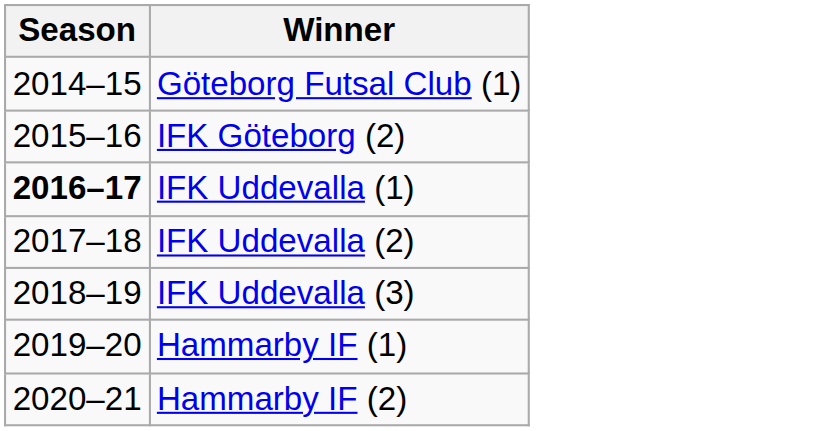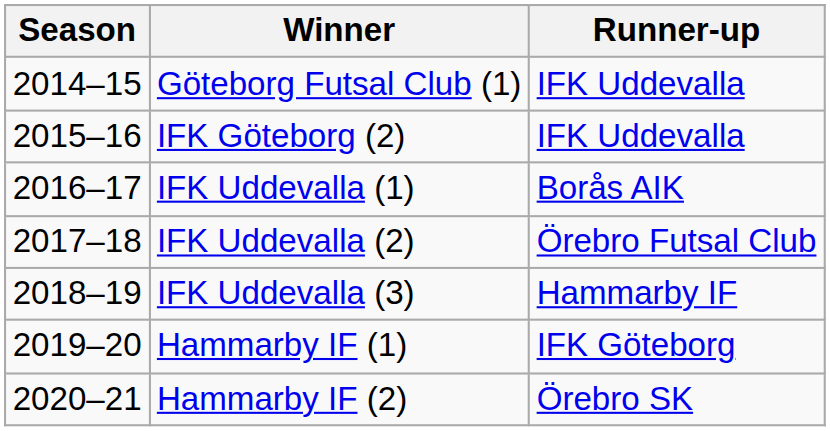+ column: (677, 30)
(77, 188) bold -> (77, 188) normal
